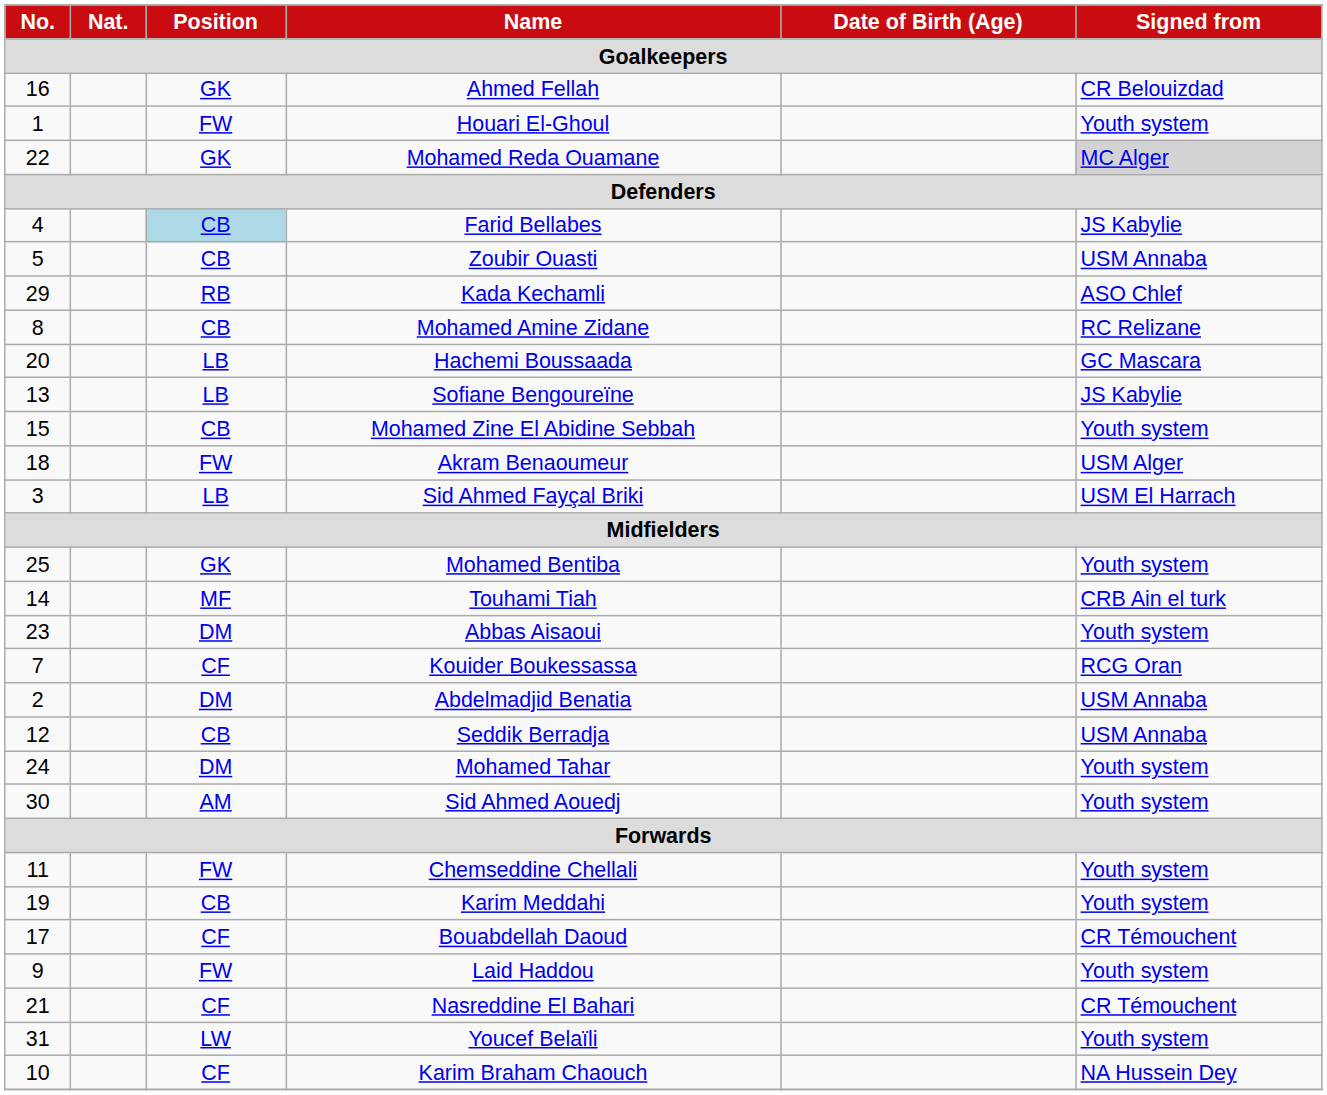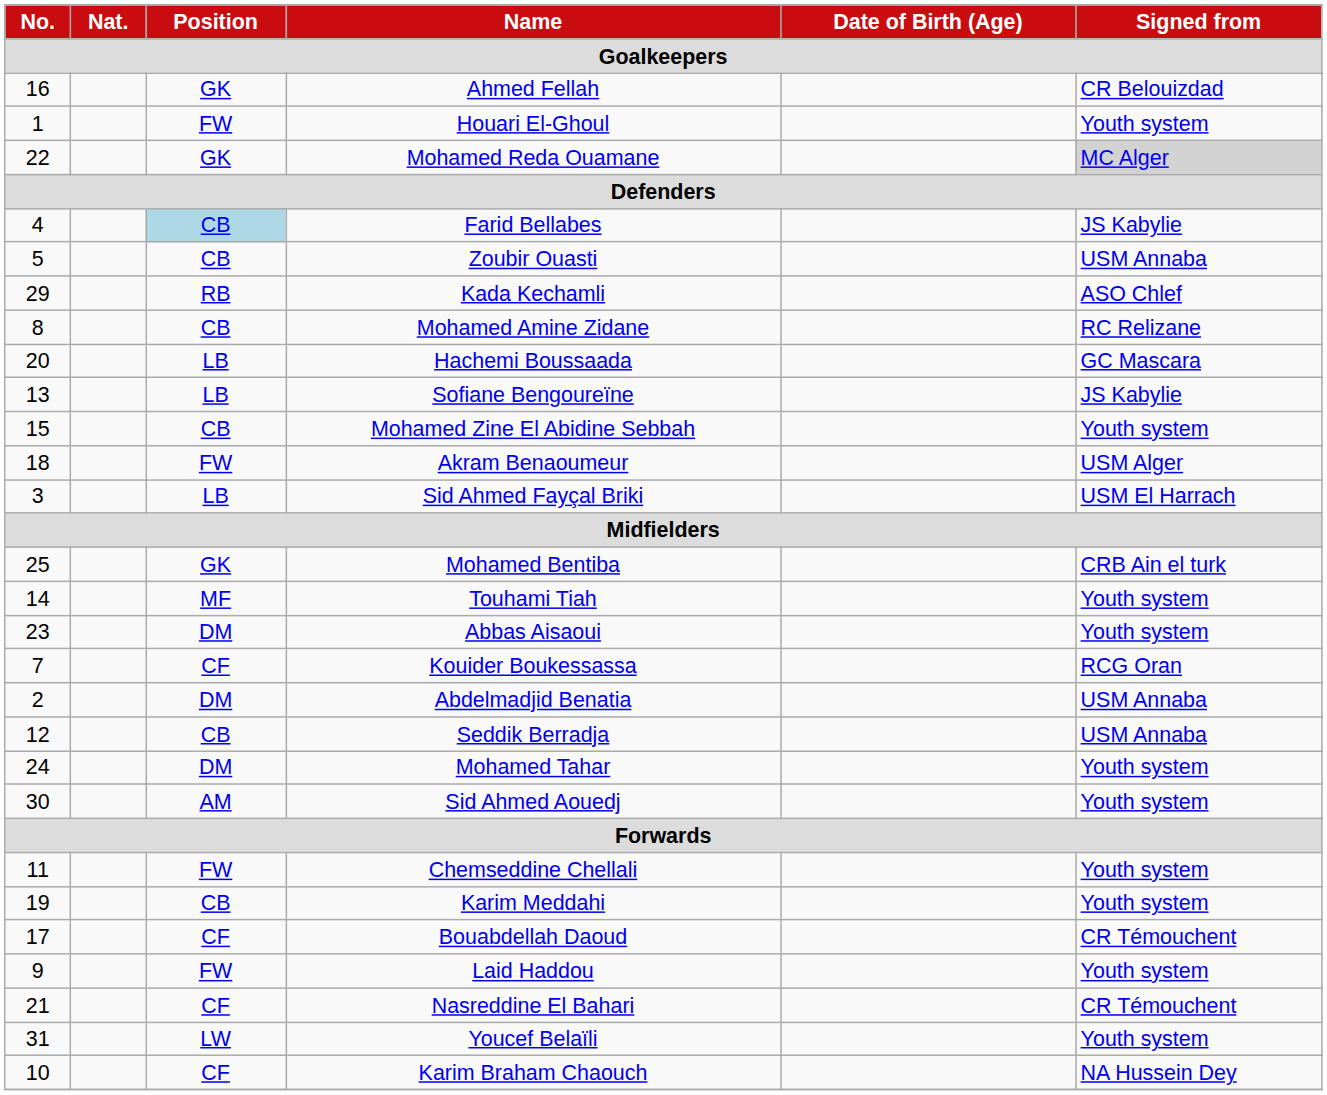(1145, 564) Youth system -> (1153, 564) CRB Ain el turk
(1153, 598) CRB Ain el turk -> (1145, 598) Youth system
